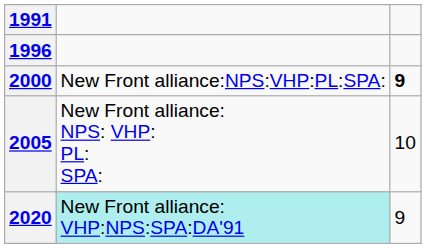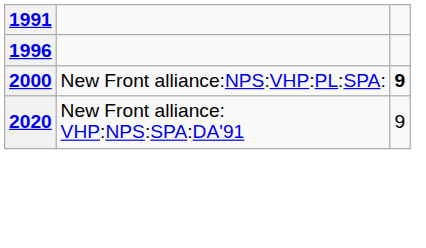- row: (30, 143)
(152, 217) paleturquoise background -> (152, 121) no background
